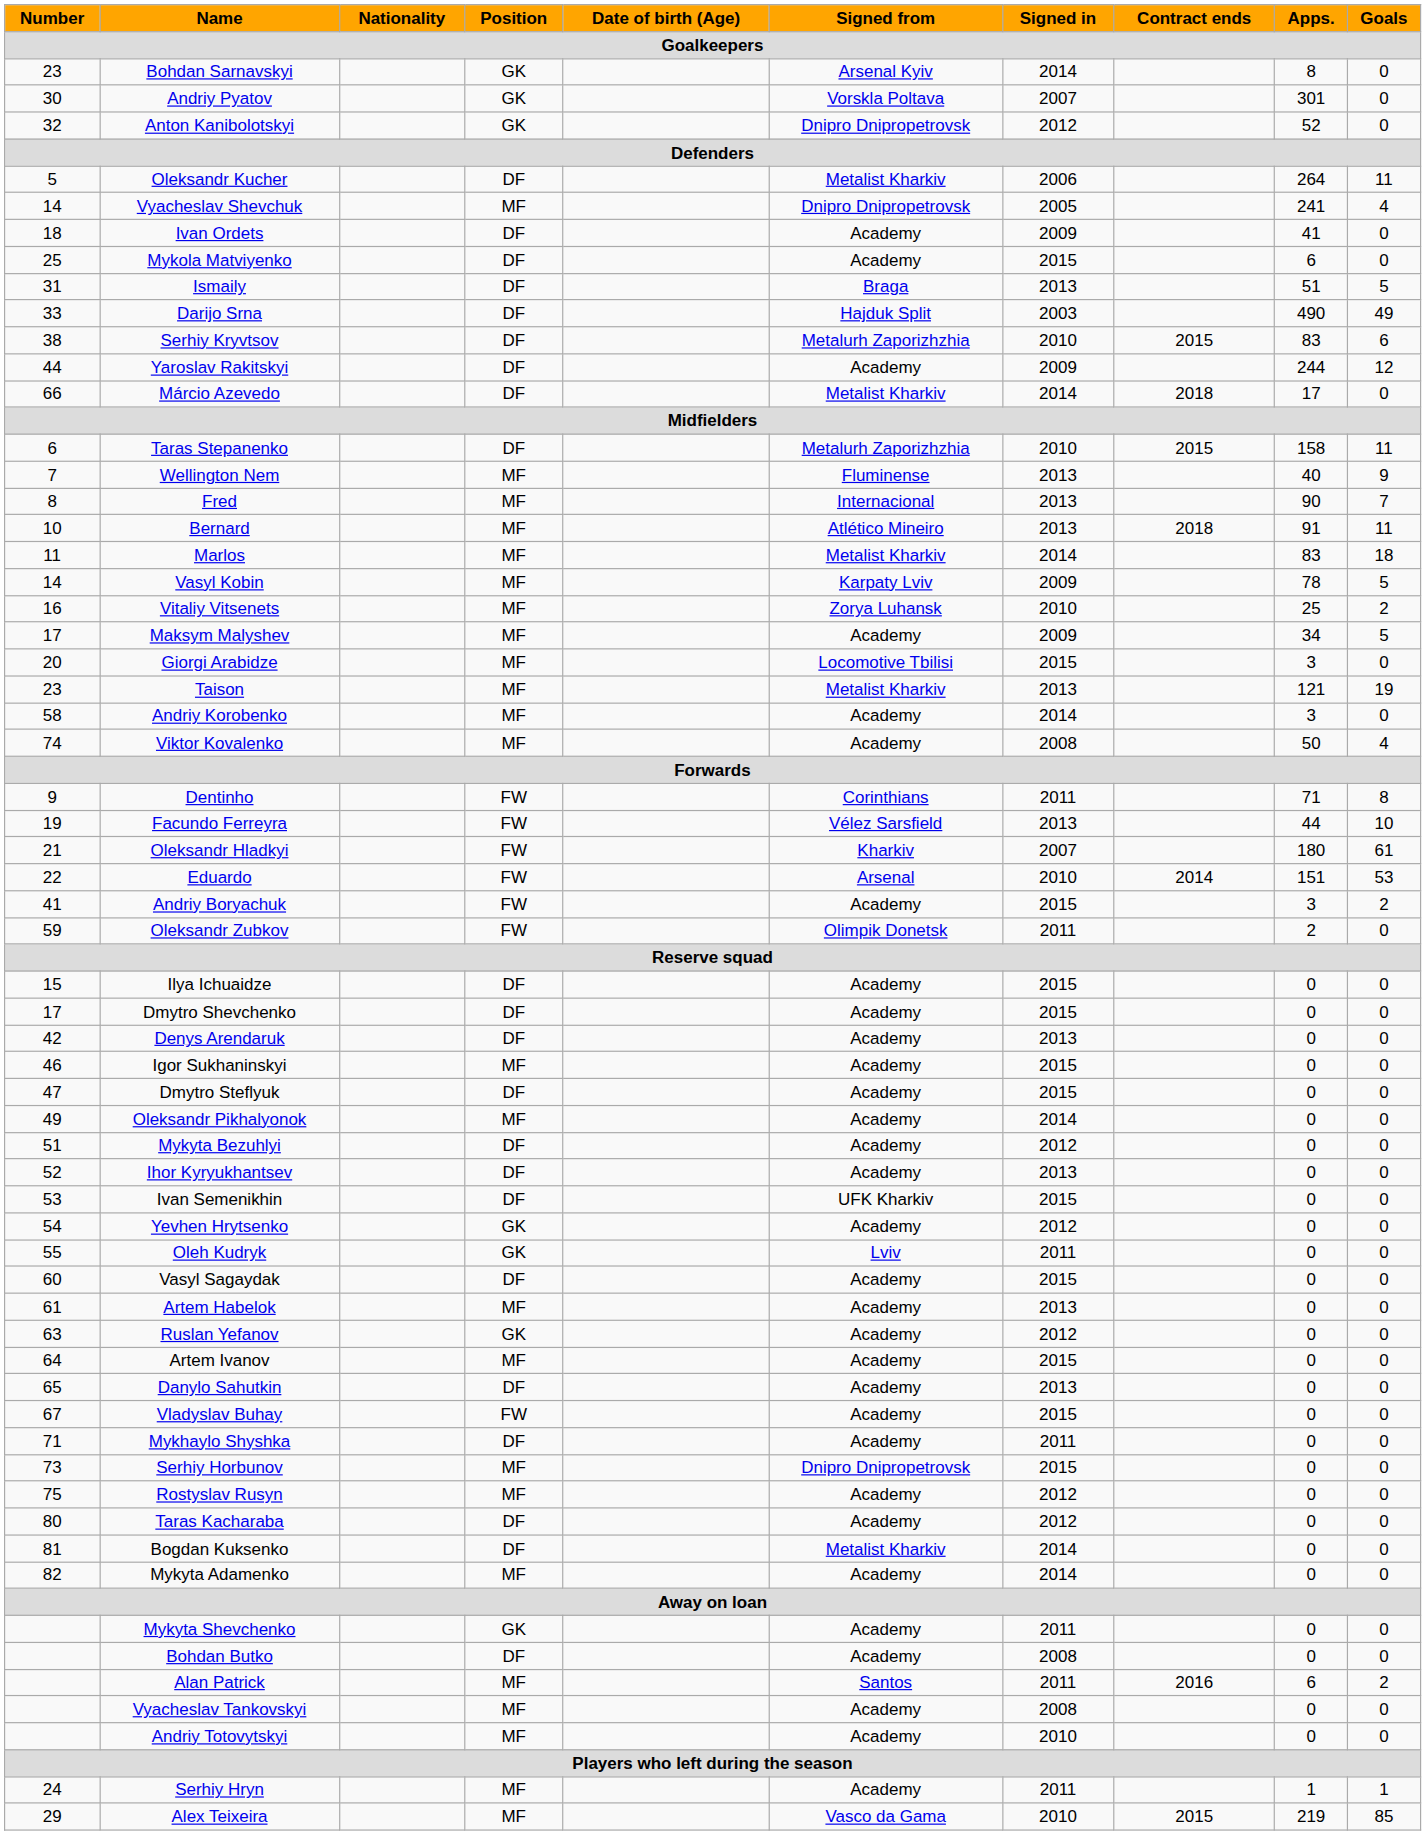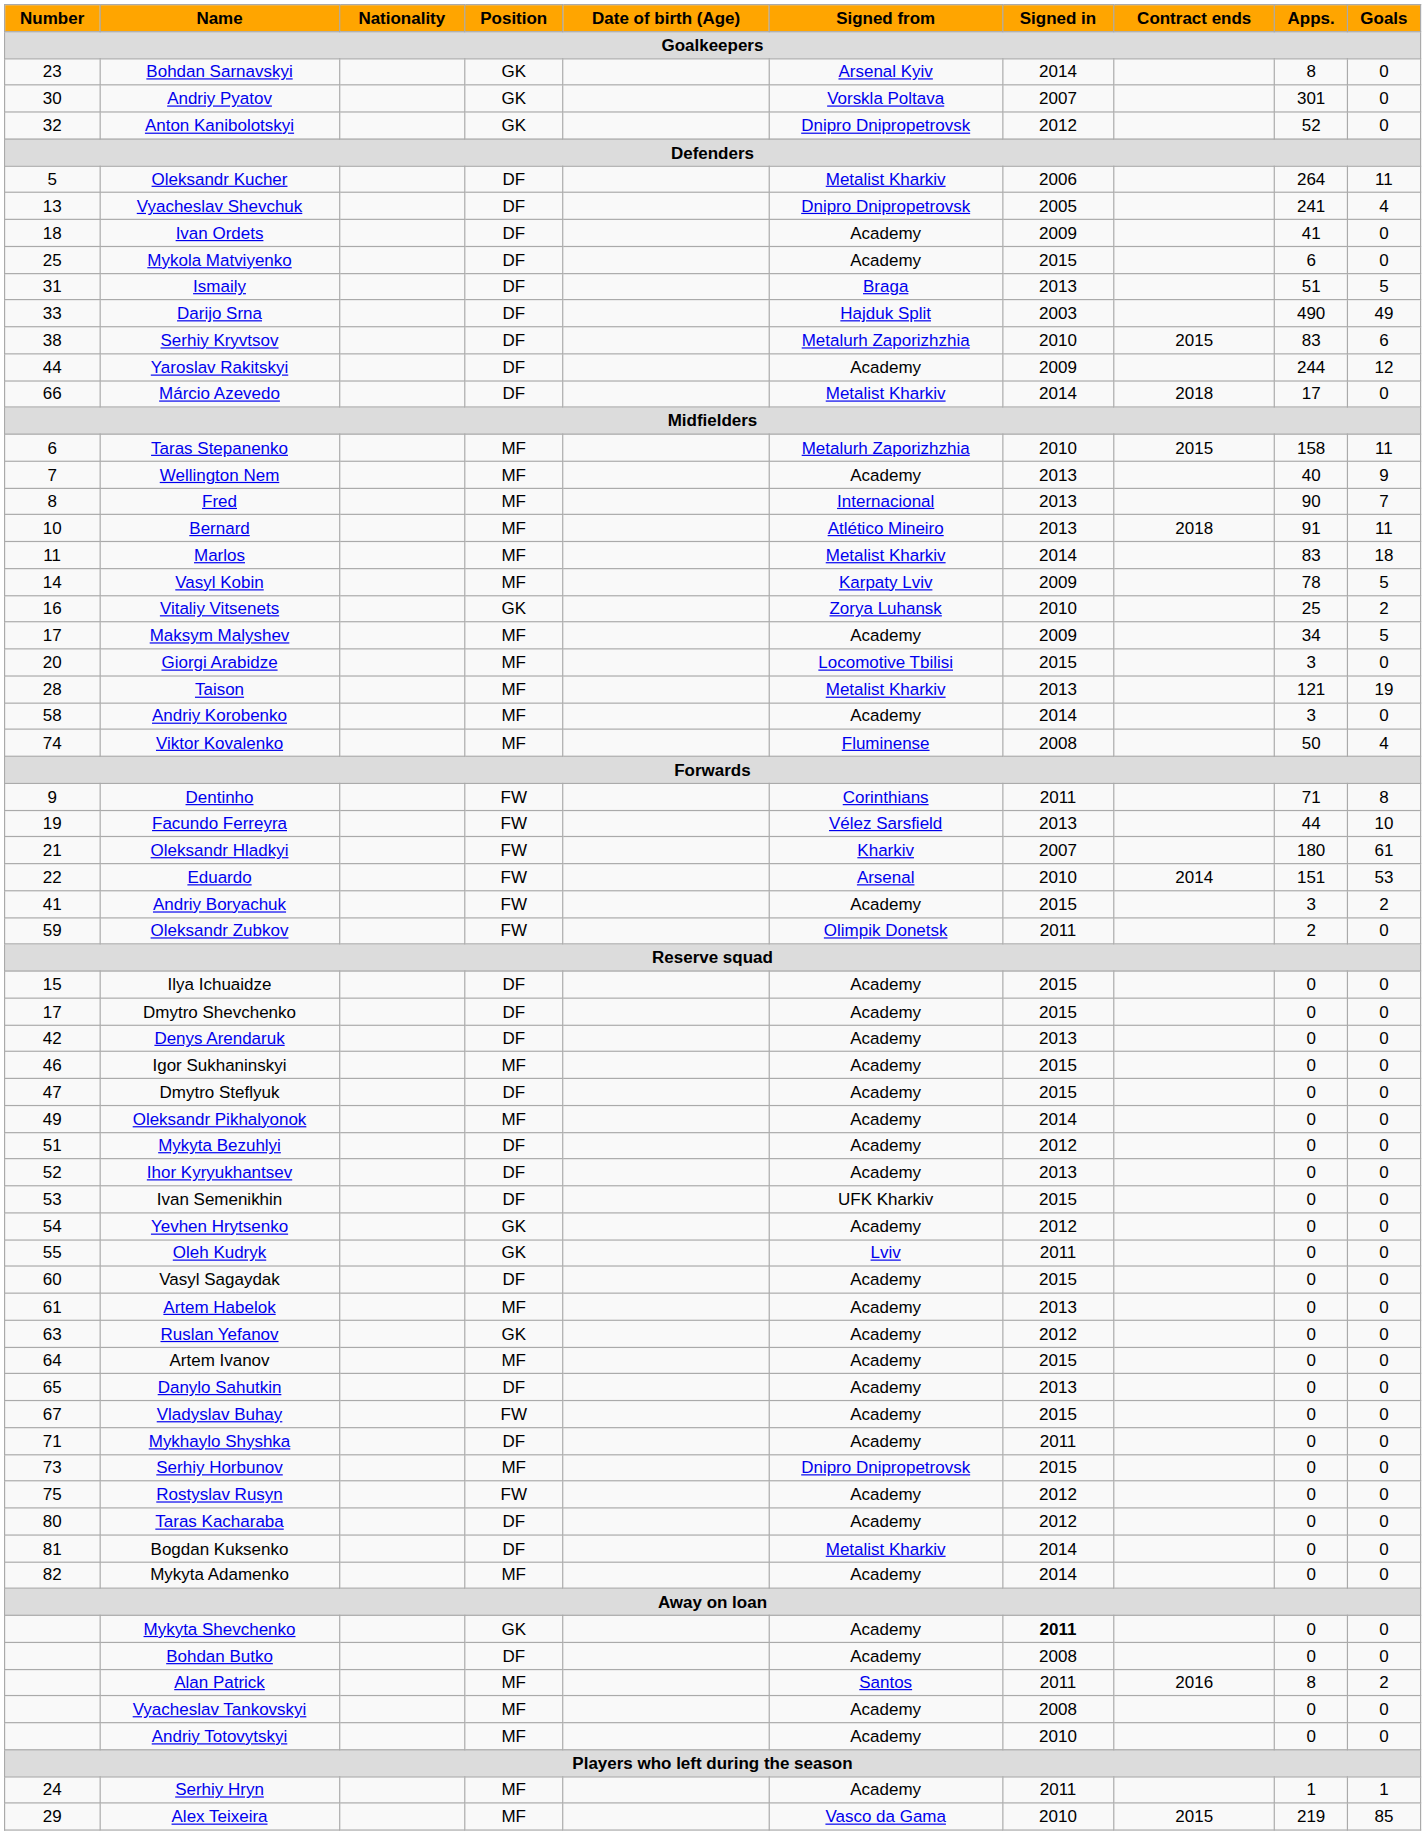(52, 206) 14 -> (52, 206) 13
(514, 206) MF -> (514, 206) DF
(514, 448) DF -> (514, 448) MF
(886, 475) Fluminense -> (886, 475) Academy
(514, 609) MF -> (514, 609) GK
(52, 690) 23 -> (52, 690) 28
(886, 743) Academy -> (886, 743) Fluminense
(514, 1495) MF -> (514, 1495) FW
(1058, 1629) normal -> (1058, 1629) bold
(1311, 1683) 6 -> (1311, 1683) 8
